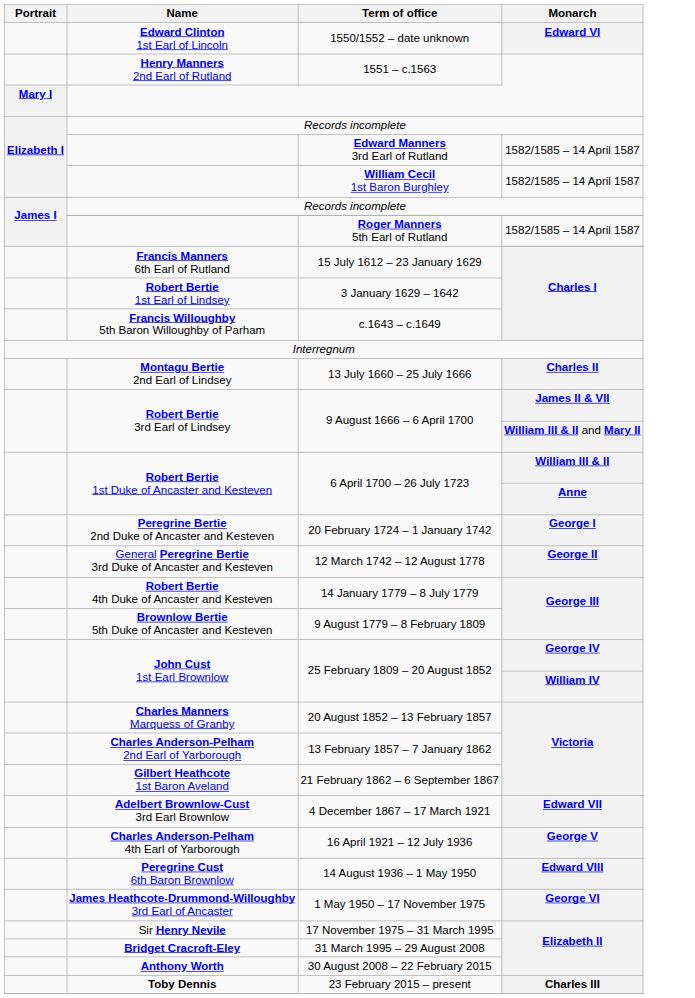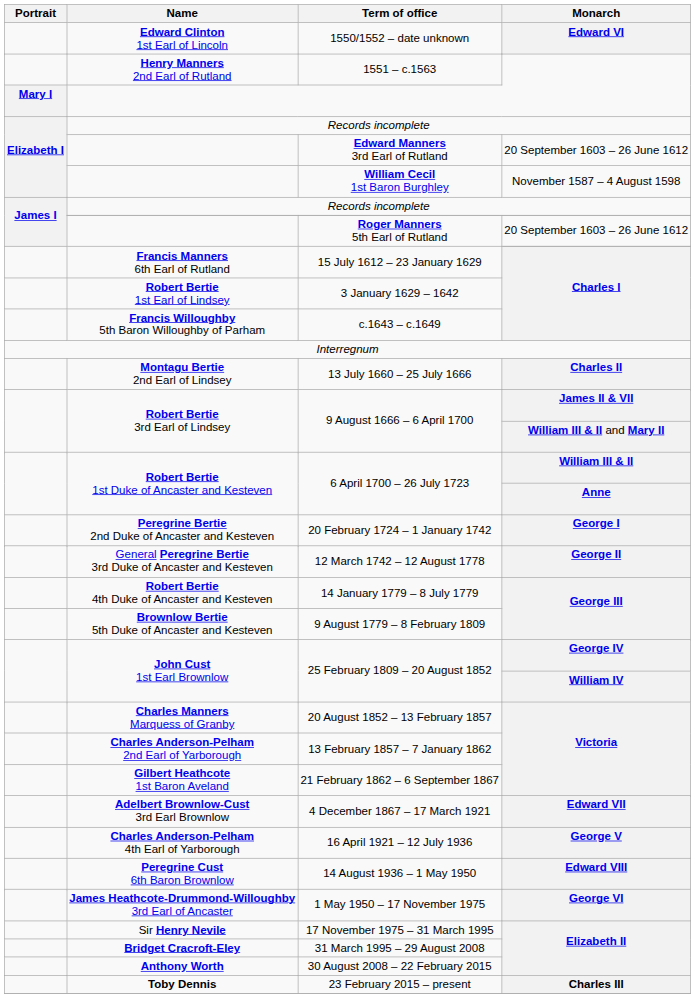(572, 150) 1582/1585 – 14 April 1587 -> (596, 150) 20 September 1603 – 26 June 1612
(572, 181) 1582/1585 – 14 April 1587 -> (596, 181) November 1587 – 4 August 1598
(572, 231) 1582/1585 – 14 April 1587 -> (596, 231) 20 September 1603 – 26 June 1612
